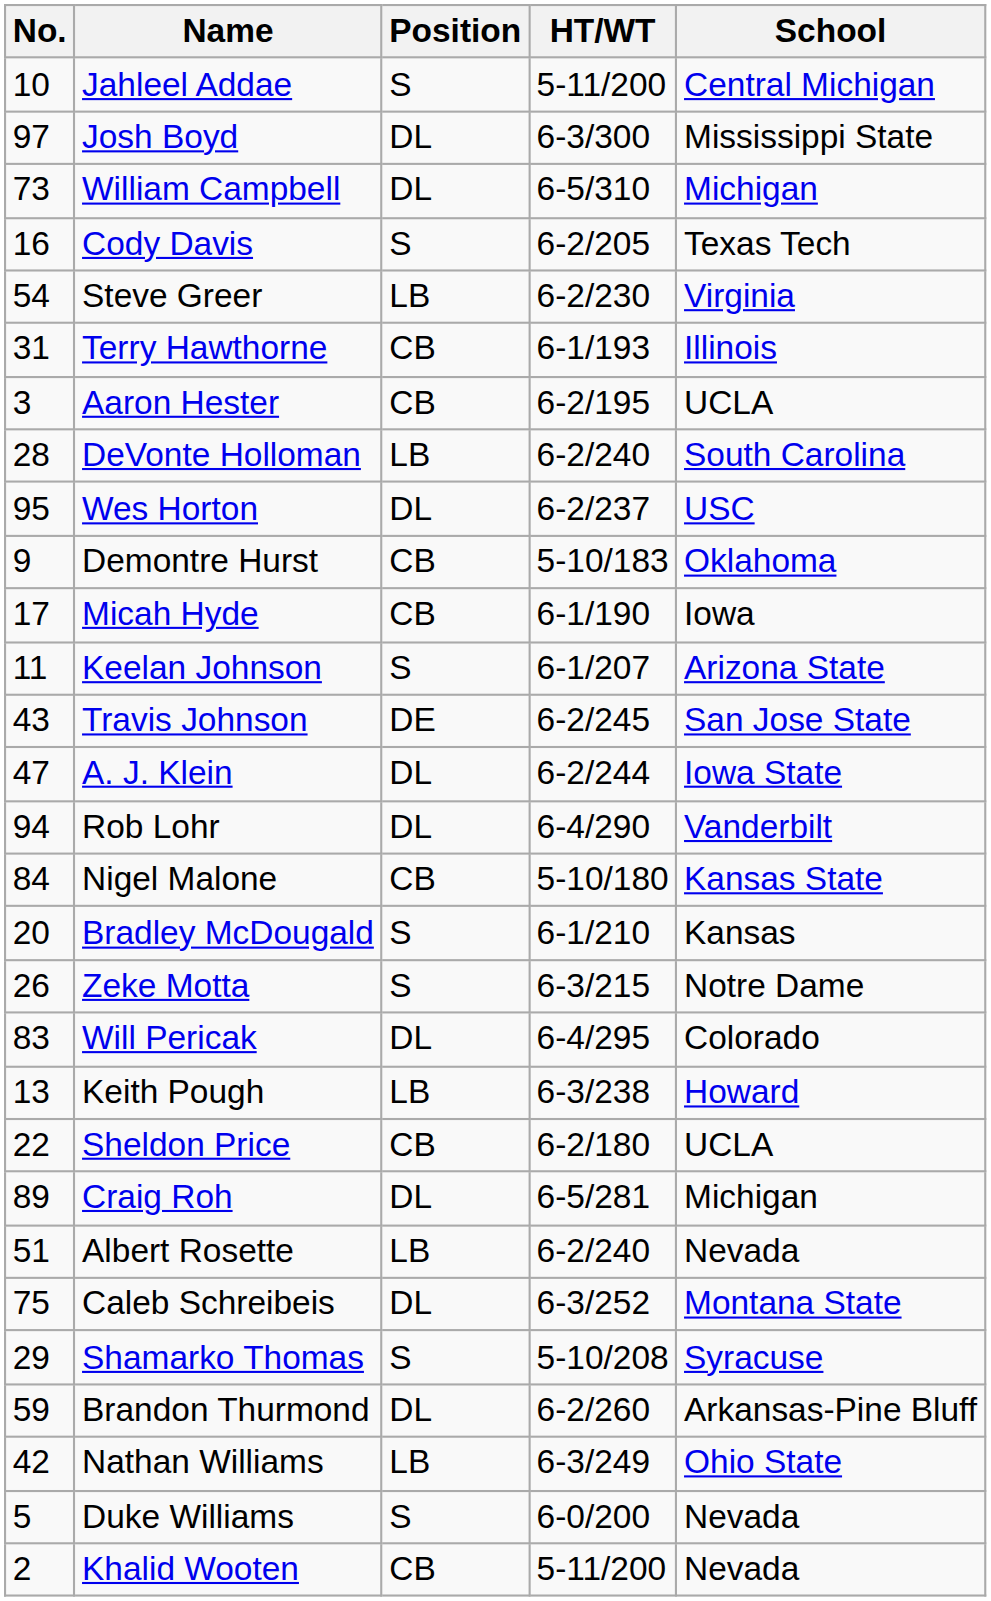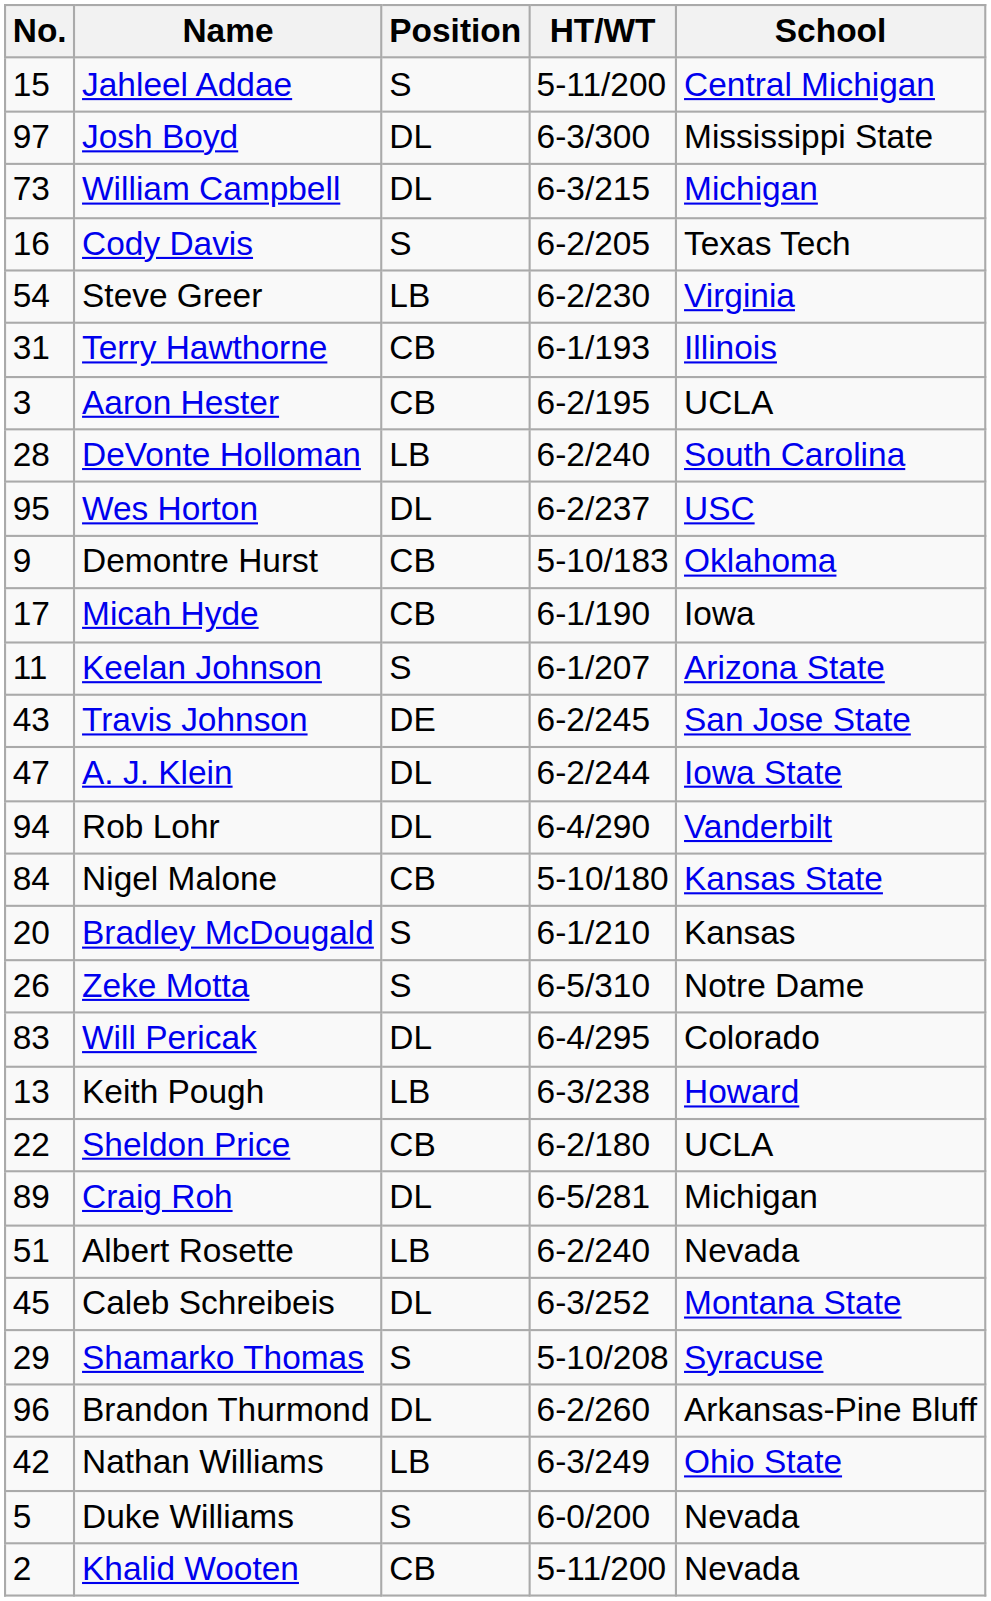(31, 84) 10 -> (31, 84) 15
(593, 190) 6-5/310 -> (593, 190) 6-3/215
(593, 985) 6-3/215 -> (593, 985) 6-5/310
(31, 1303) 75 -> (31, 1303) 45
(31, 1409) 59 -> (31, 1409) 96
